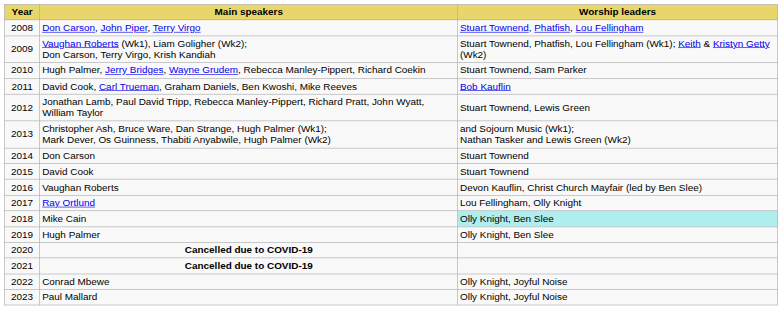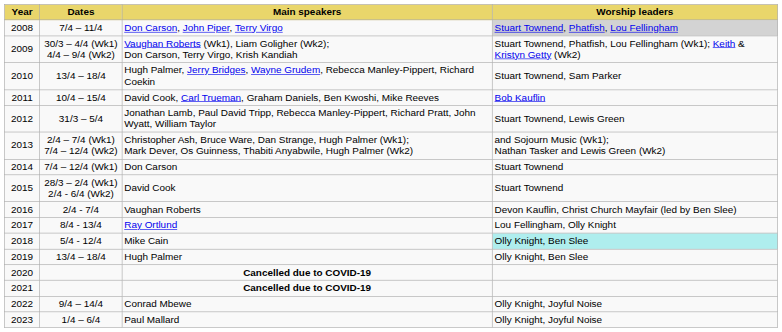+ column: (81, 12)
(552, 28) no background -> (586, 28) lightgrey background
